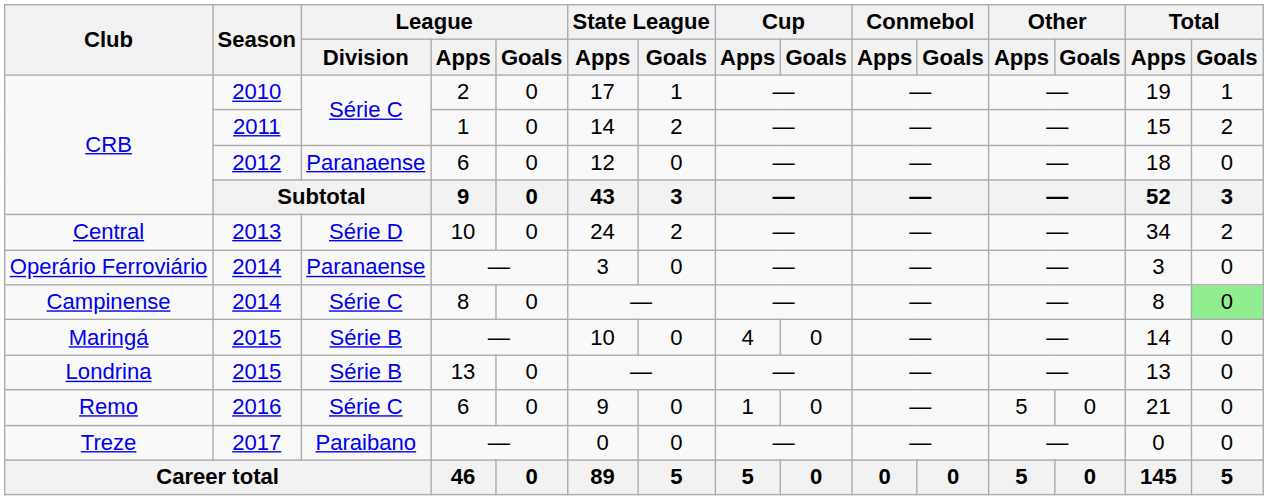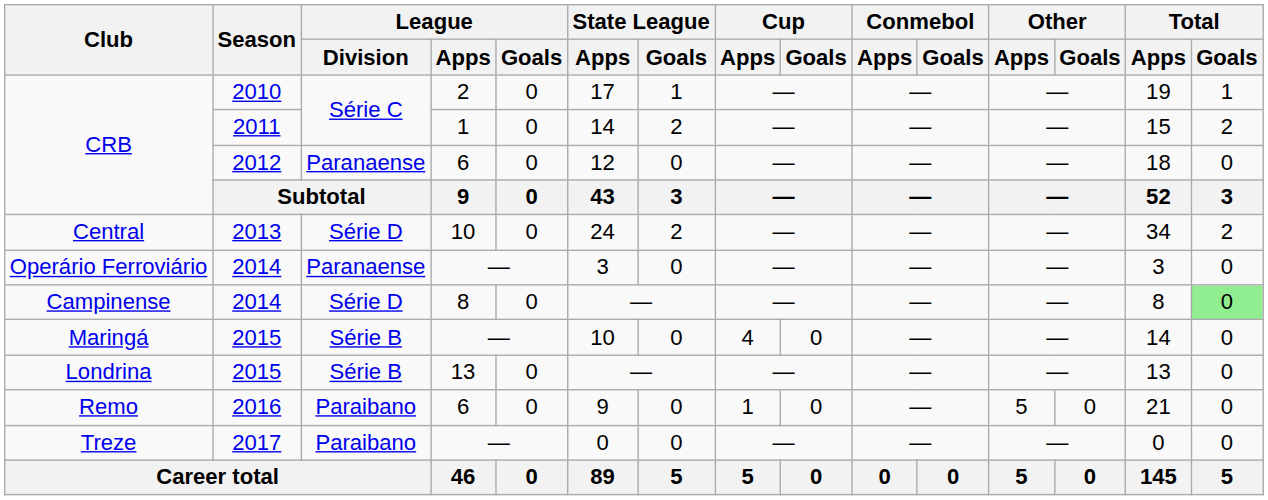(366, 302) Série C -> (366, 302) Série D
(366, 407) Série C -> (366, 407) Paraibano
